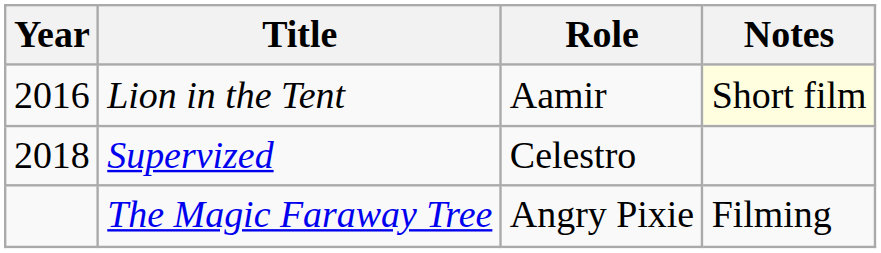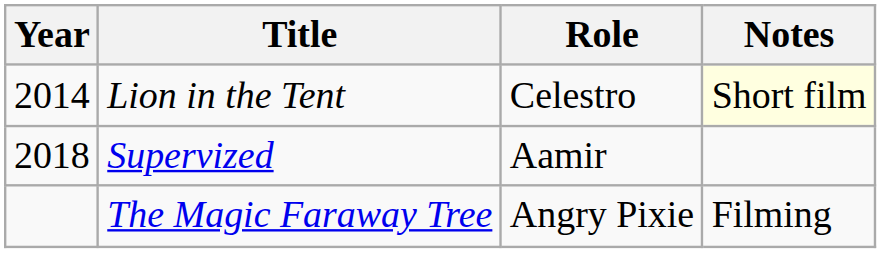(52, 94) 2016 -> (52, 94) 2014
(558, 94) Aamir -> (573, 94) Celestro
(573, 154) Celestro -> (558, 154) Aamir
